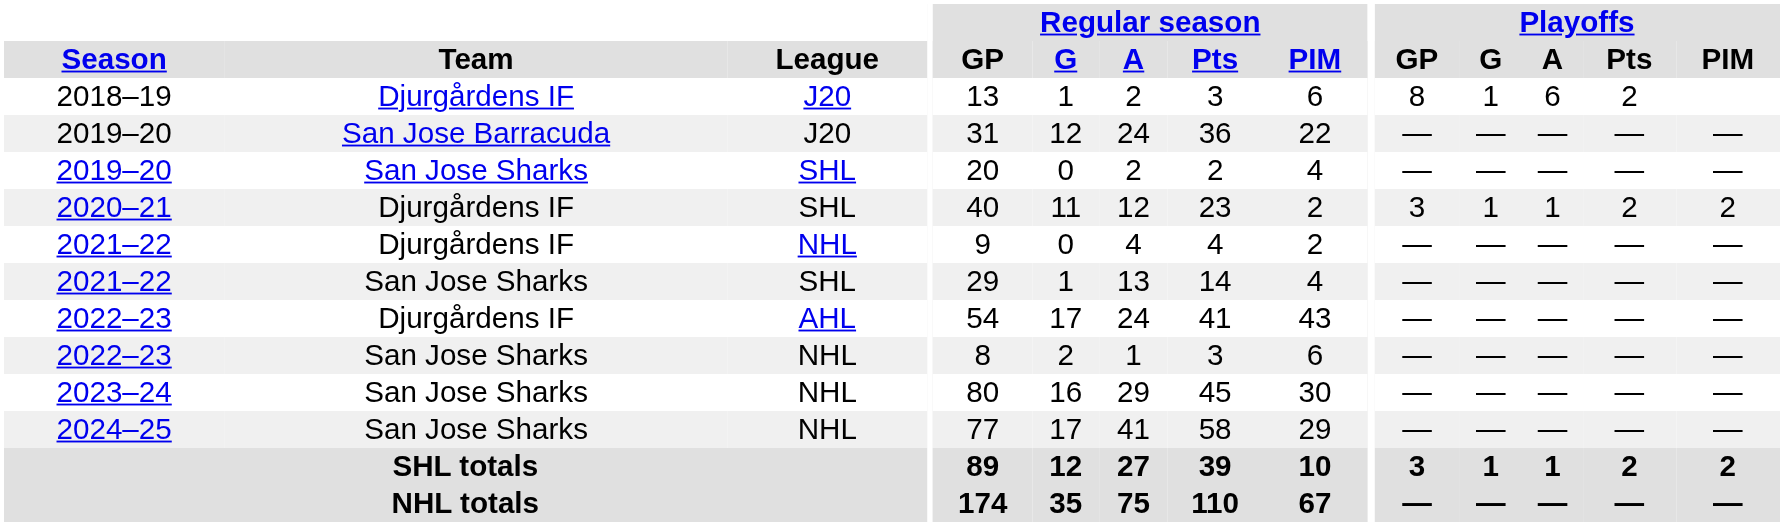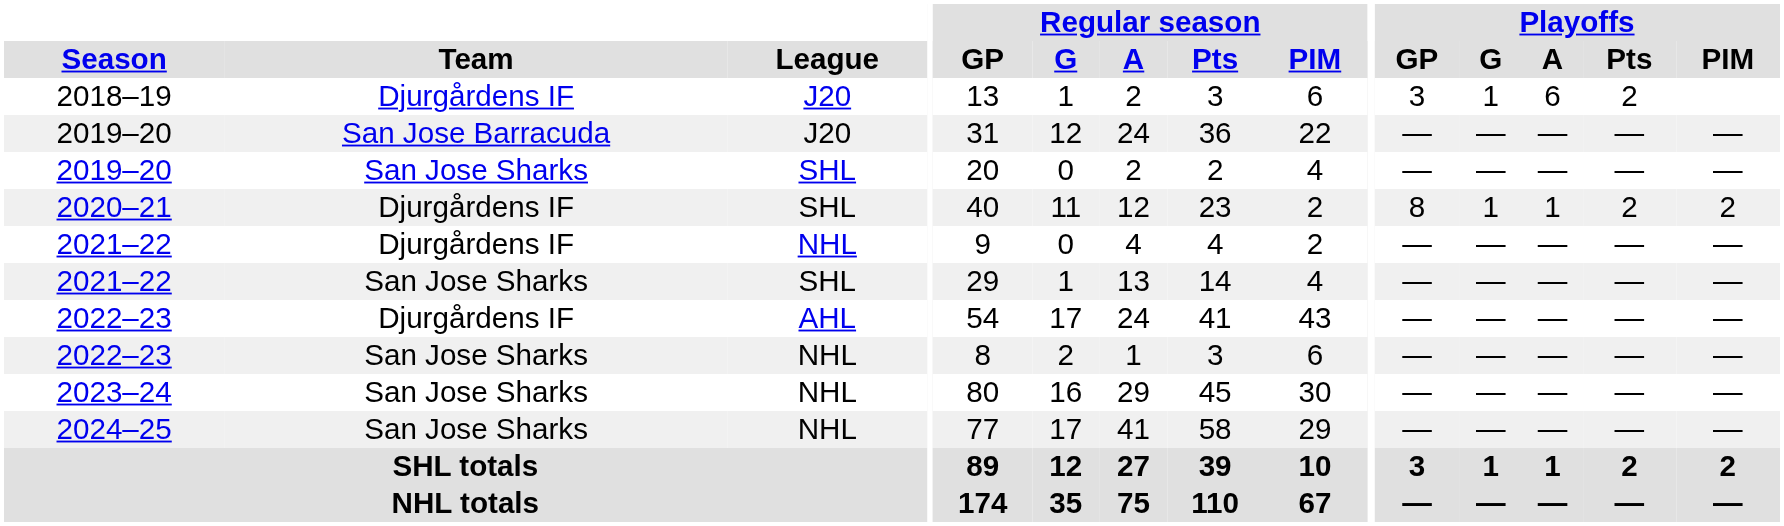(1417, 96) 8 -> (1417, 96) 3
(1417, 207) 3 -> (1417, 207) 8
